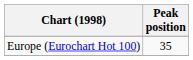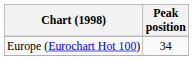(166, 45) 35 -> (166, 45) 34
